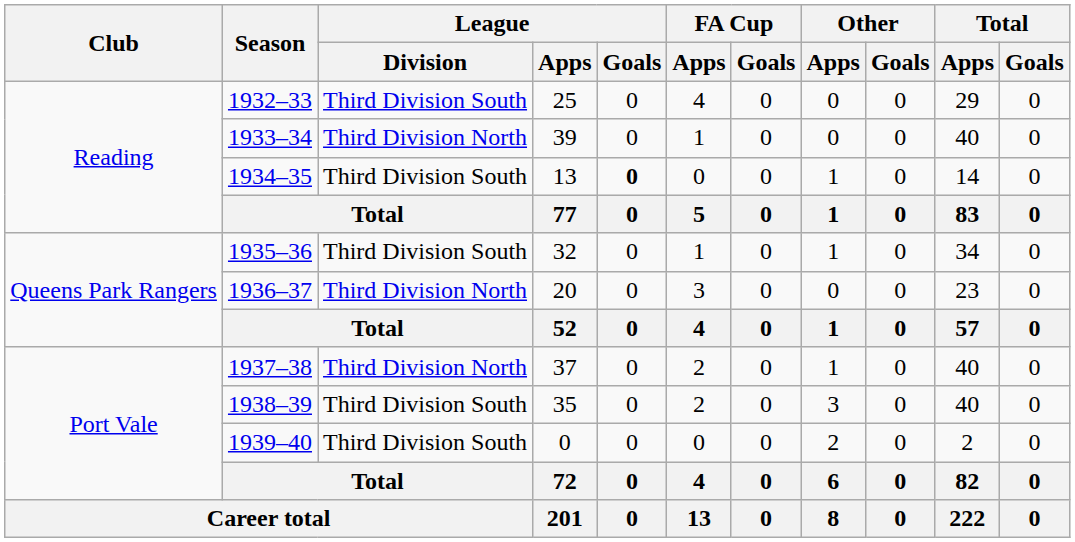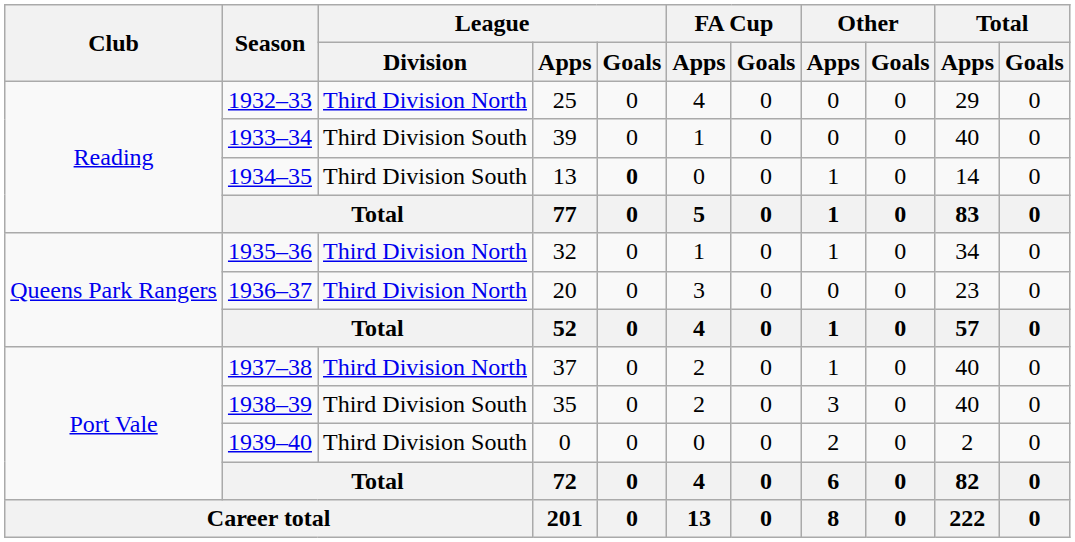(425, 99) Third Division South -> (425, 99) Third Division North
(425, 137) Third Division North -> (425, 137) Third Division South
(425, 251) Third Division South -> (425, 251) Third Division North
